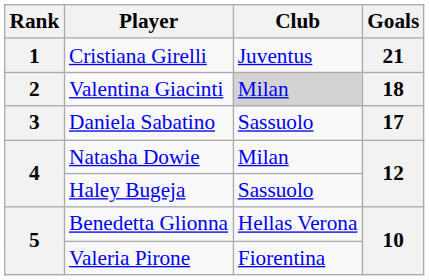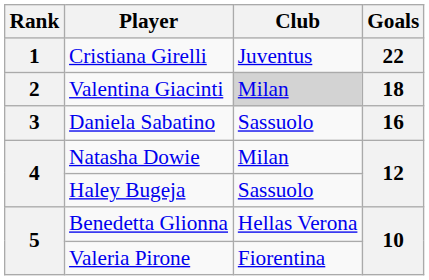(393, 55) 21 -> (393, 55) 22
(393, 122) 17 -> (393, 122) 16
